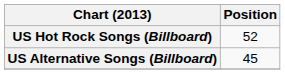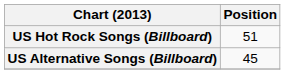(250, 36) 52 -> (250, 36) 51
